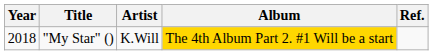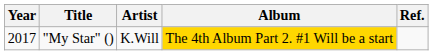(22, 38) 2018 -> (22, 38) 2017
